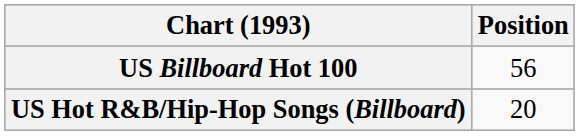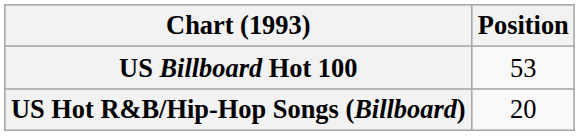(523, 67) 56 -> (523, 67) 53
